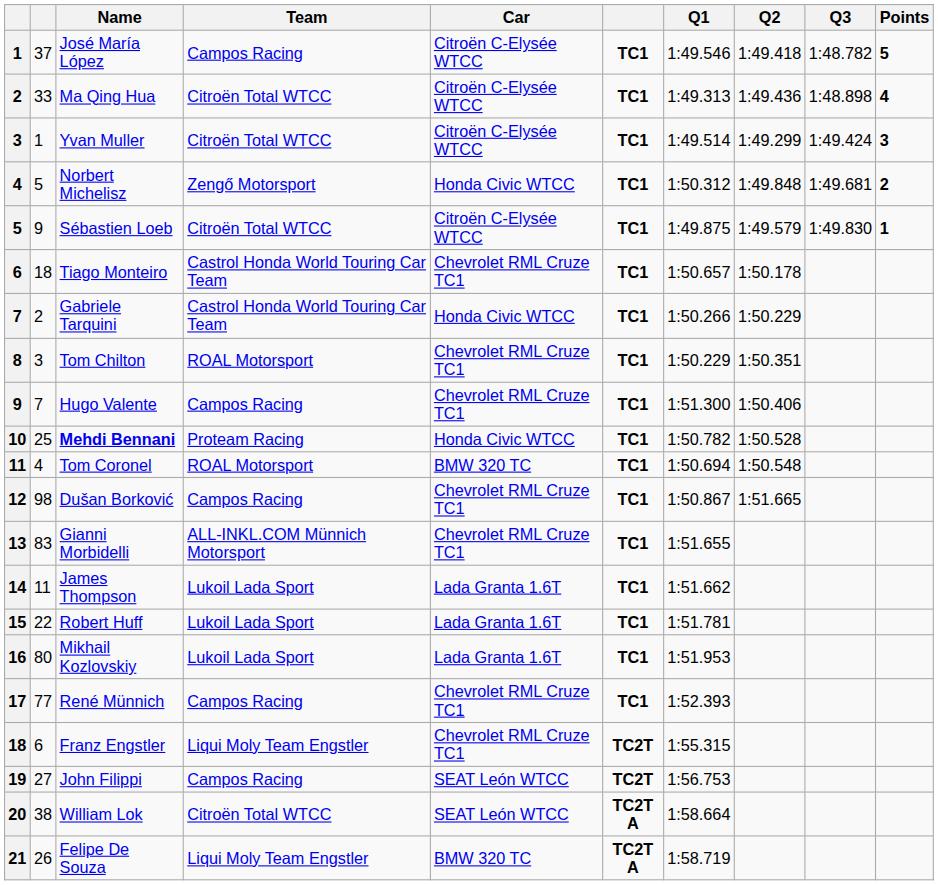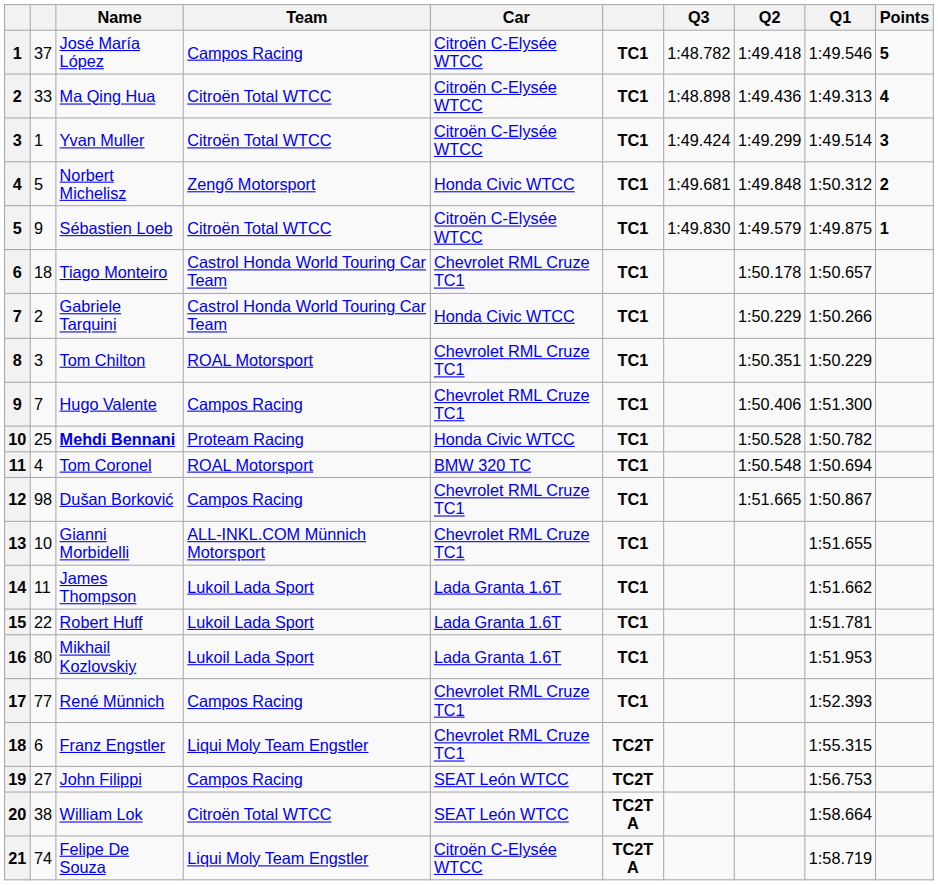columns swapped: (699, 18) <-> (840, 18)
(43, 543) 83 -> (43, 543) 10
(43, 858) 26 -> (43, 858) 74
(483, 858) BMW 320 TC -> (495, 858) Citroën C-Elysée WTCC
